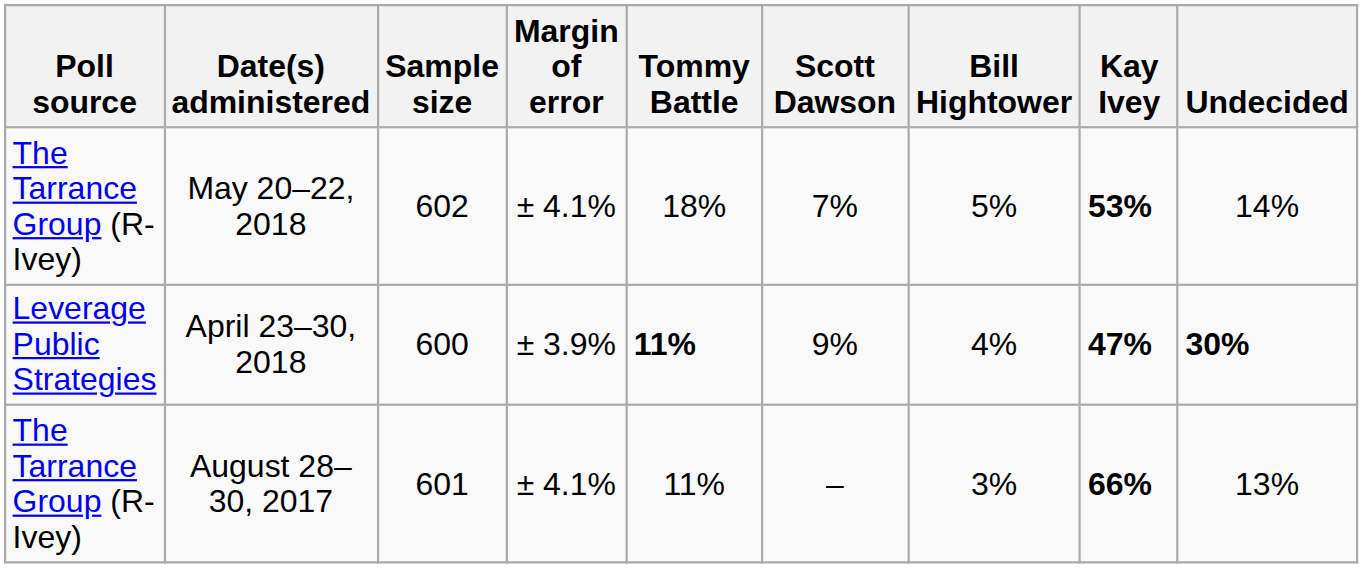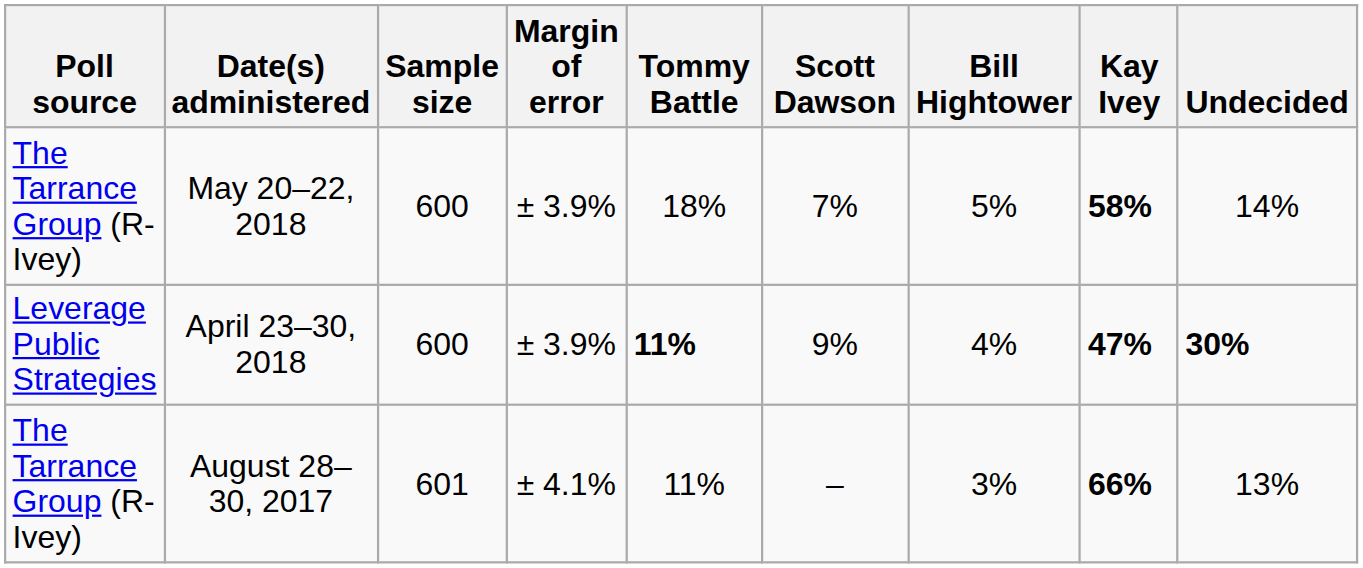(442, 206) 602 -> (442, 206) 600
(566, 206) ± 4.1% -> (566, 206) ± 3.9%
(1120, 206) 53% -> (1120, 206) 58%
